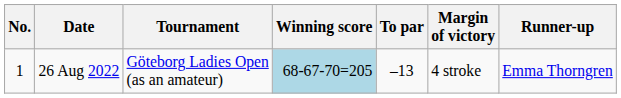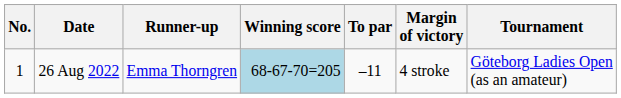columns swapped: (198, 26) <-> (558, 26)
(402, 71) –13 -> (370, 71) –11
